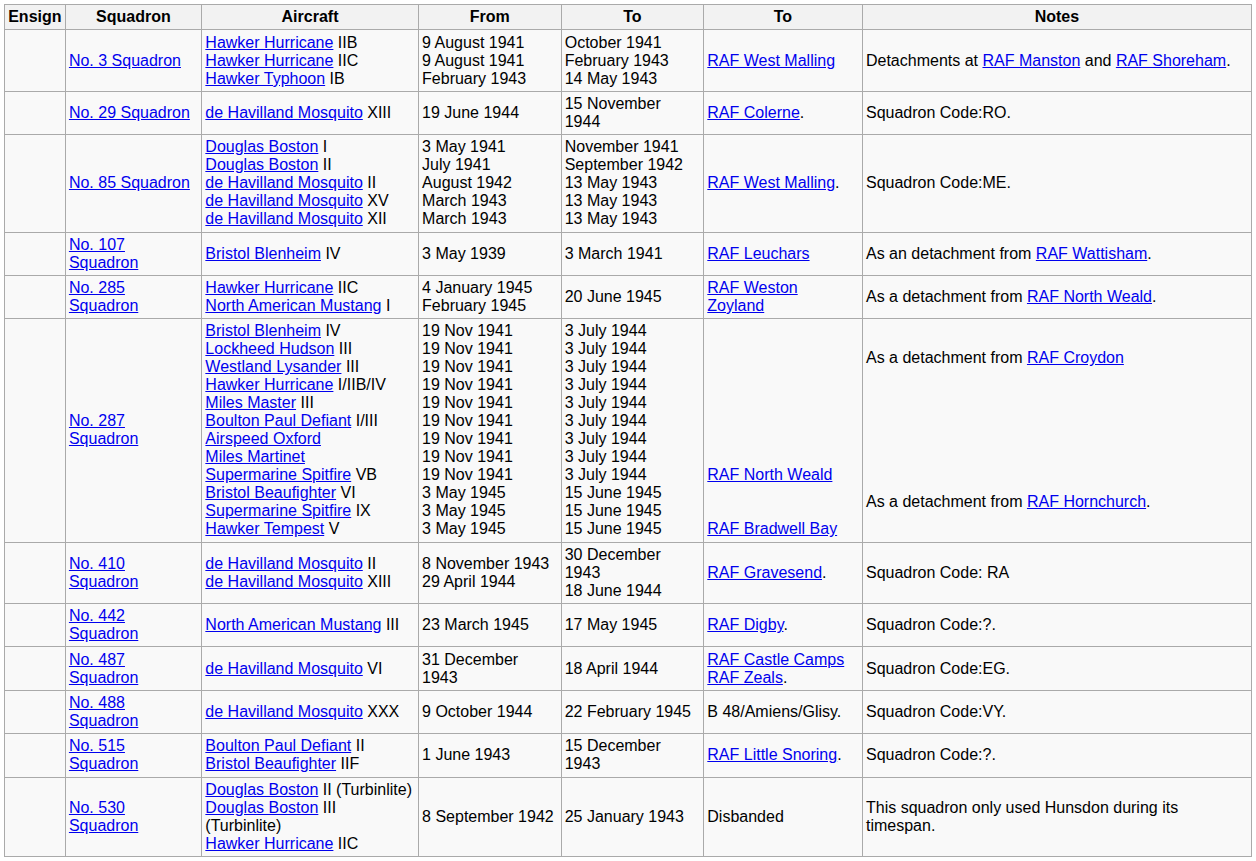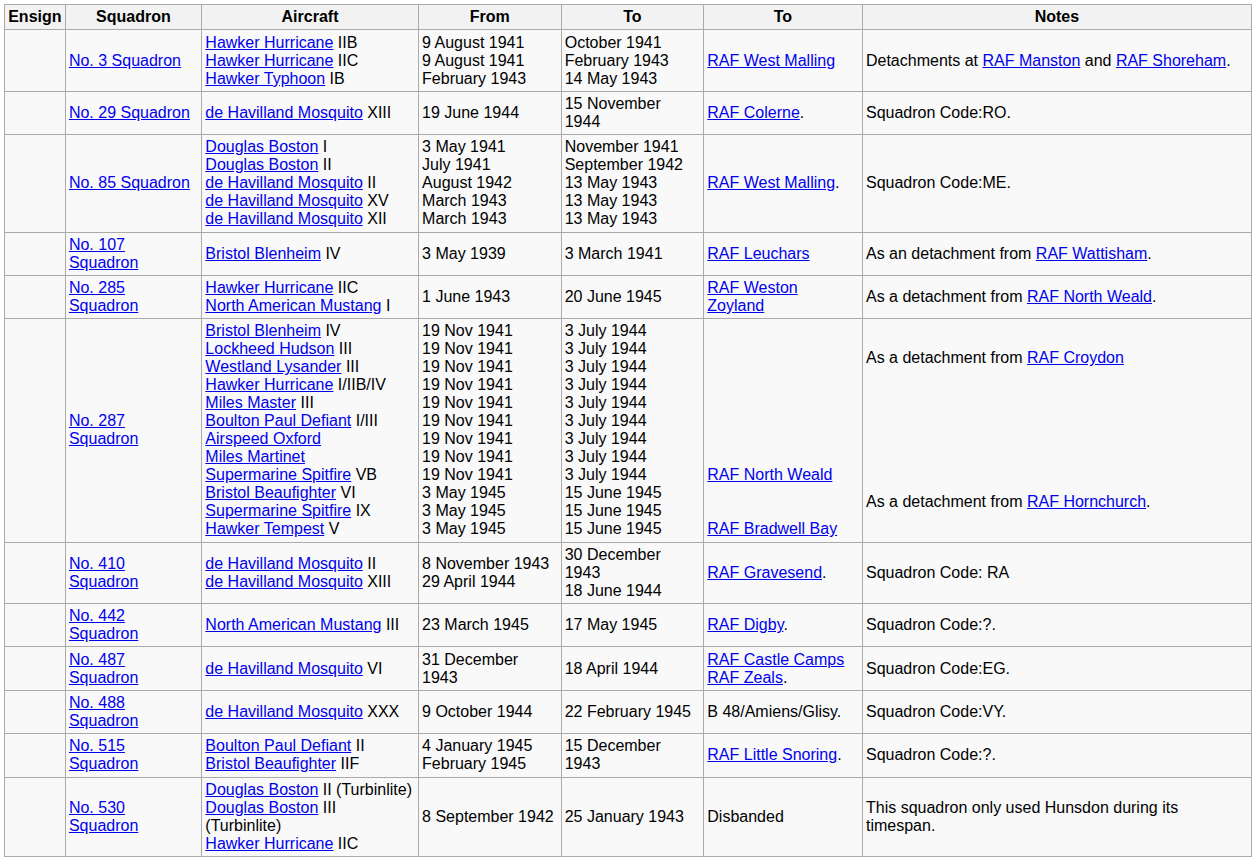(477, 297) 4 January 1945 February 1945 -> (466, 297) 1 June 1943
(466, 755) 1 June 1943 -> (477, 755) 4 January 1945 February 1945
